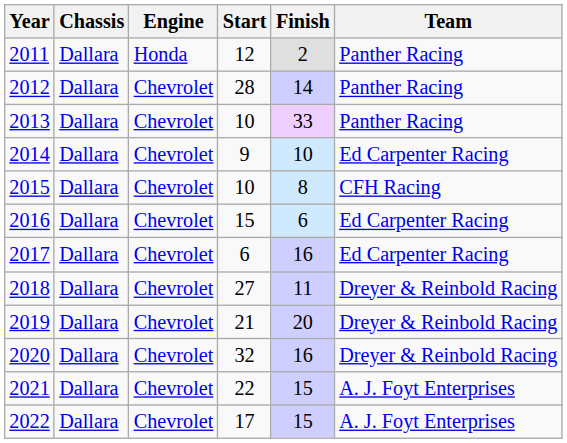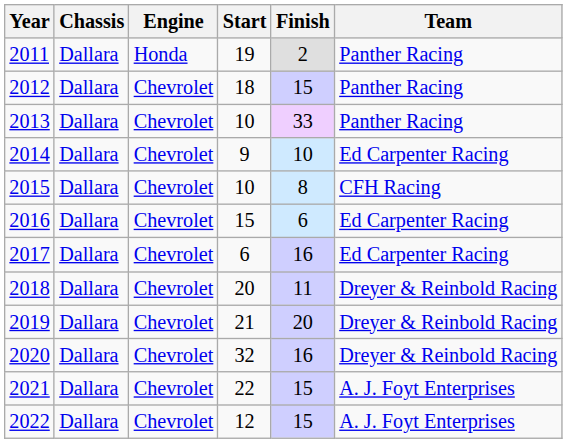(245, 54) 12 -> (245, 54) 19
(245, 88) 28 -> (245, 88) 18
(303, 88) 14 -> (303, 88) 15
(245, 288) 27 -> (245, 288) 20
(245, 421) 17 -> (245, 421) 12
